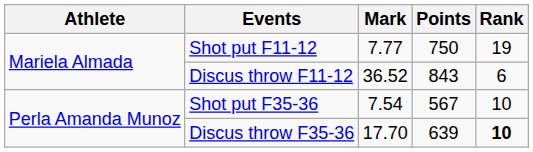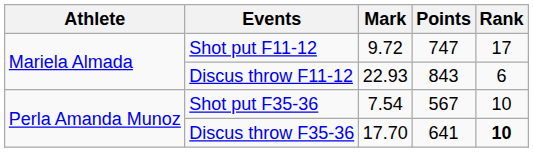(385, 48) 7.77 -> (385, 48) 9.72
(444, 48) 750 -> (444, 48) 747
(502, 48) 19 -> (502, 48) 17
(385, 76) 36.52 -> (385, 76) 22.93
(444, 133) 639 -> (444, 133) 641
